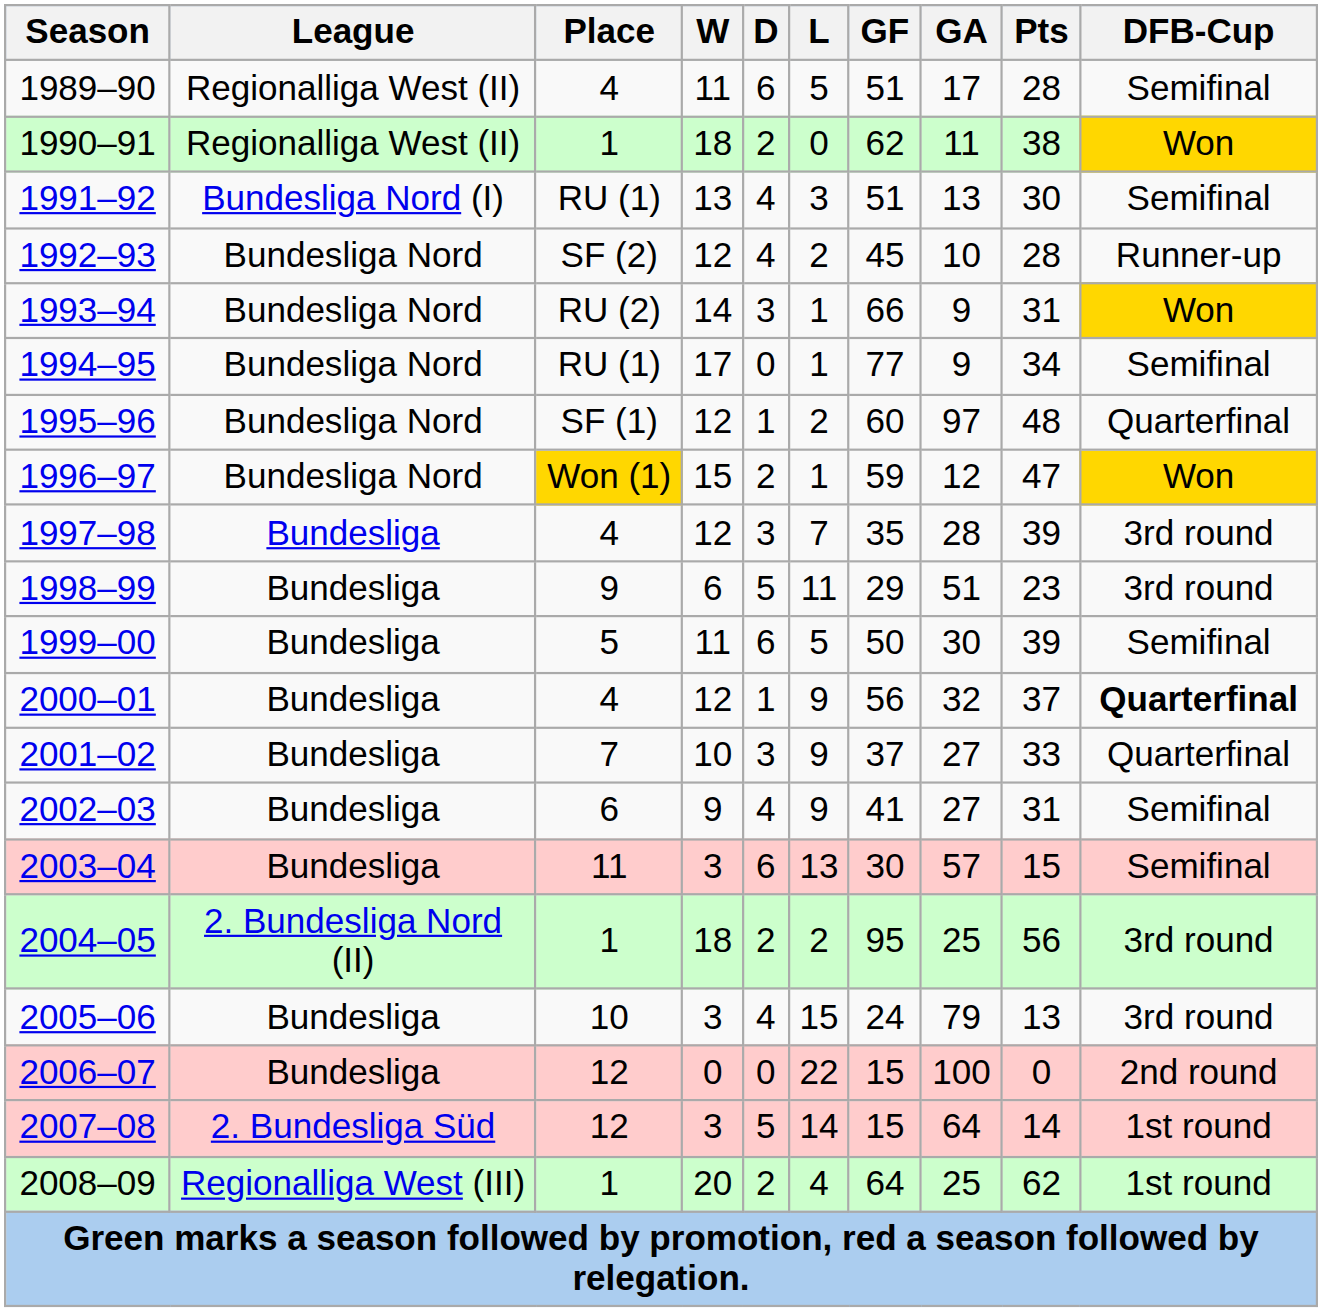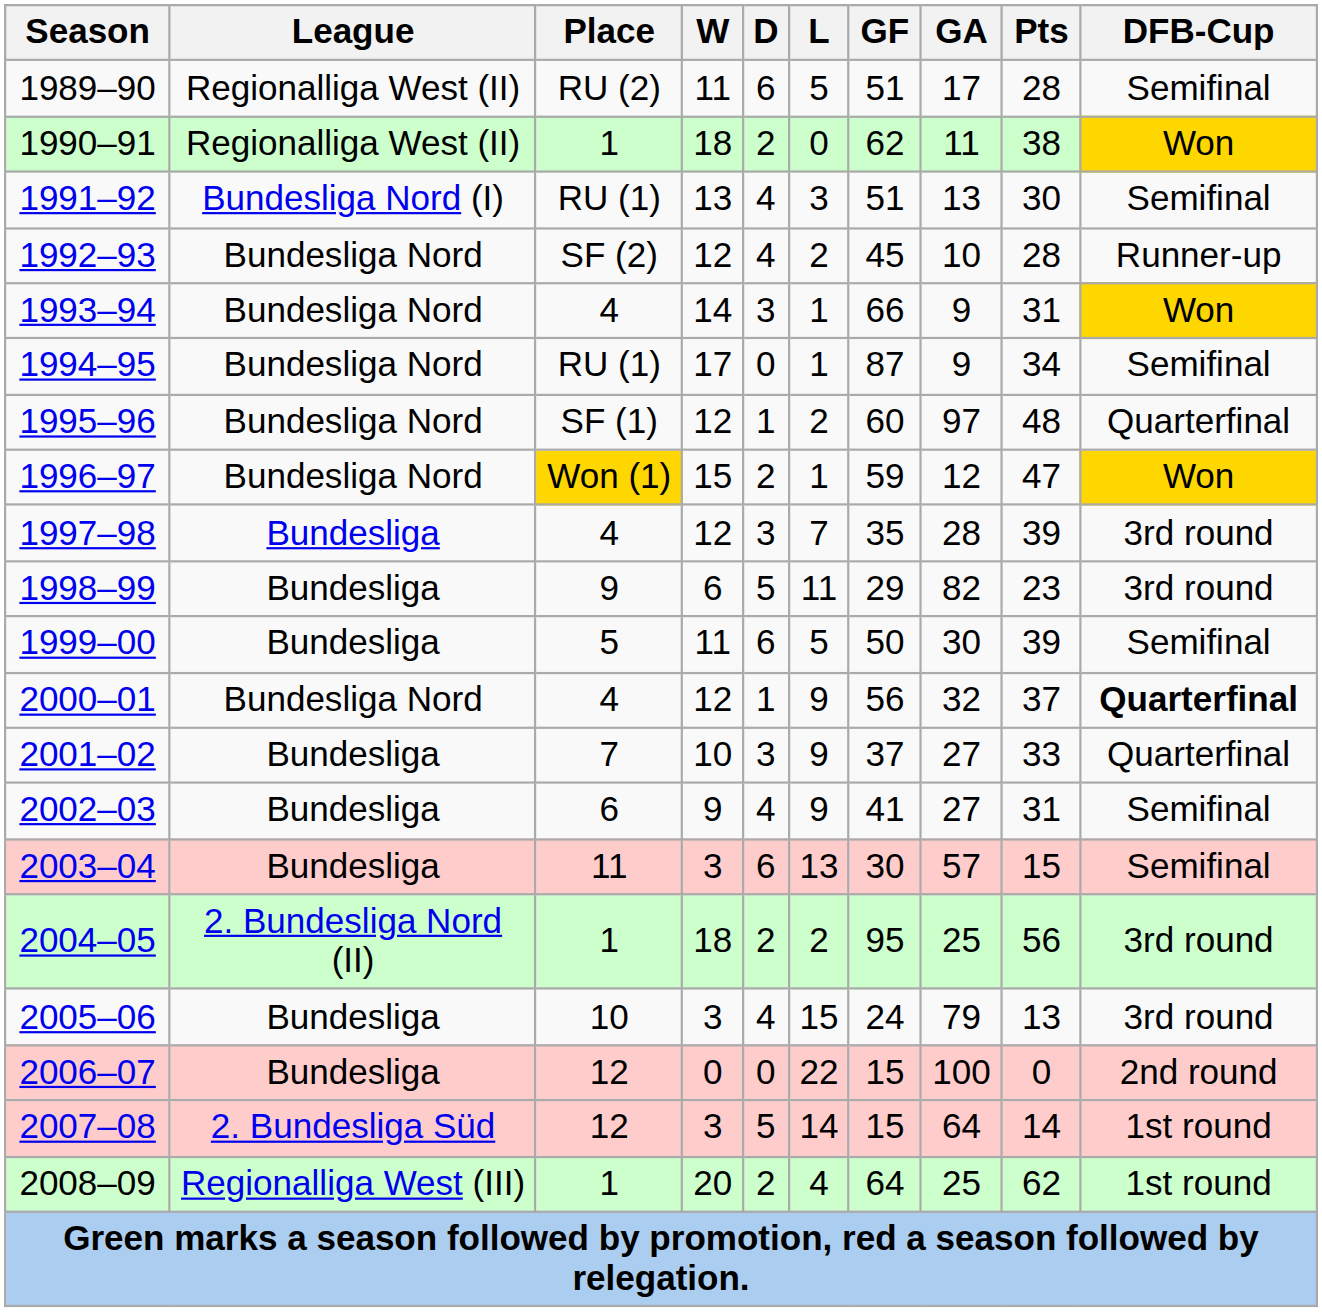(609, 87) 4 -> (609, 87) RU (2)
(609, 310) RU (2) -> (609, 310) 4
(885, 365) 77 -> (885, 365) 87
(962, 587) 51 -> (962, 587) 82
(353, 699) Bundesliga -> (353, 699) Bundesliga Nord
